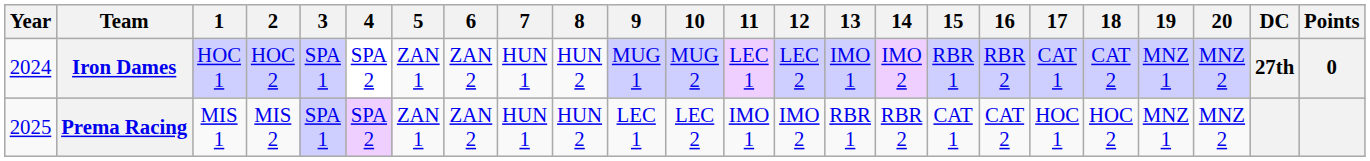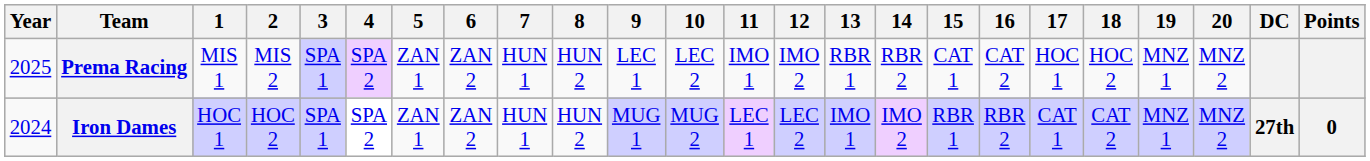rows swapped: (124, 67) <-> (124, 126)
